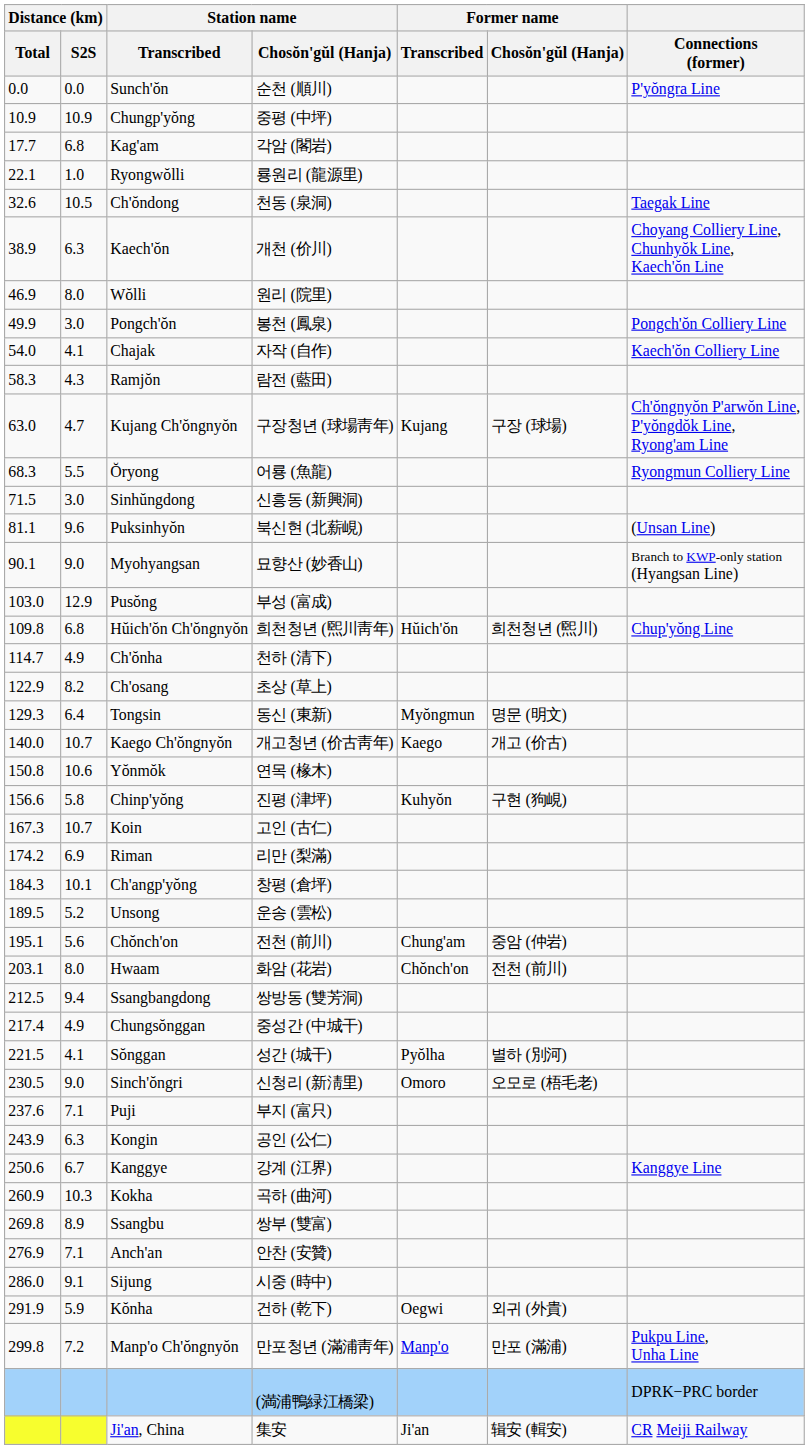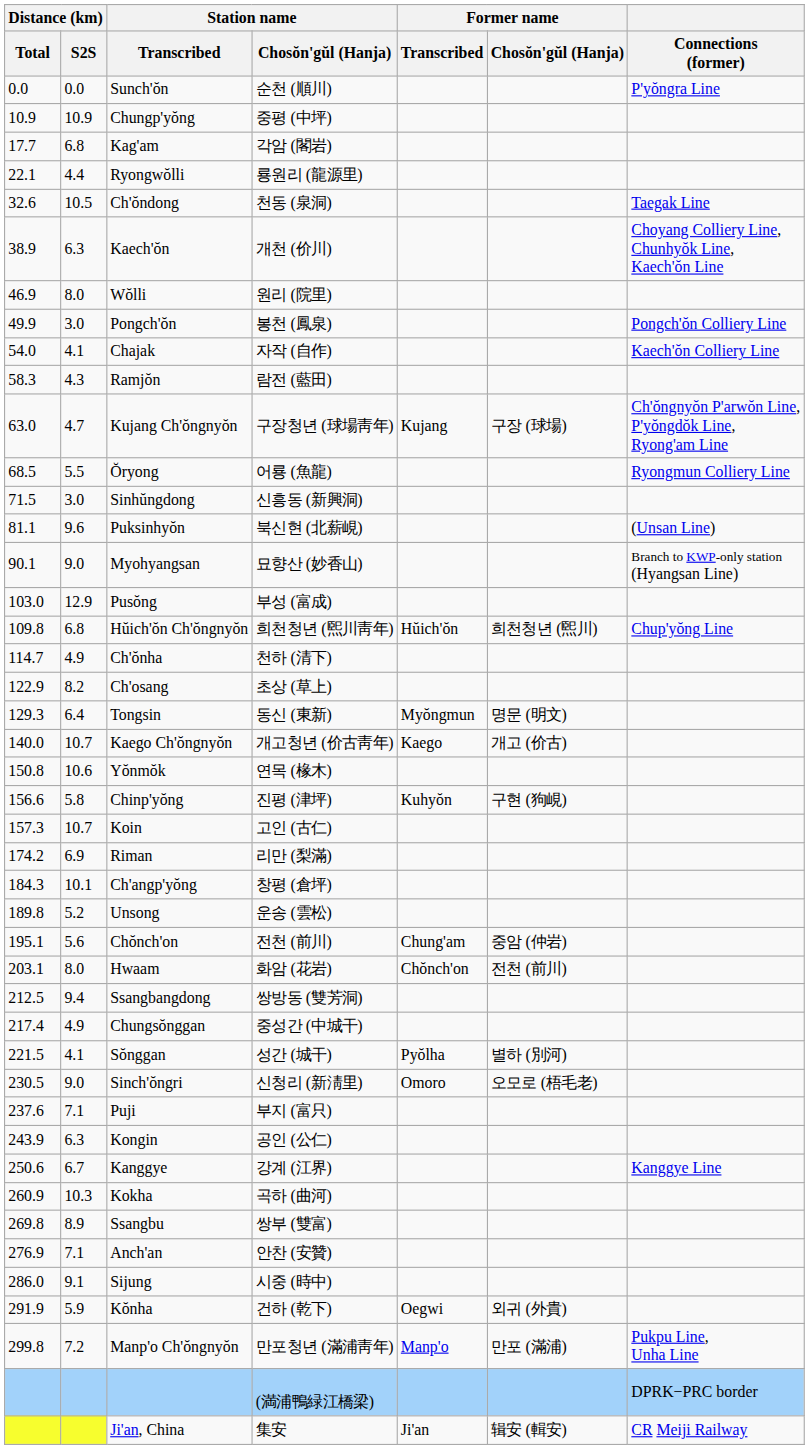(74, 174) 1.0 -> (74, 174) 4.4
(22, 471) 68.3 -> (22, 471) 68.5
(26, 828) 167.3 -> (26, 828) 157.3
(26, 913) 189.5 -> (26, 913) 189.8
